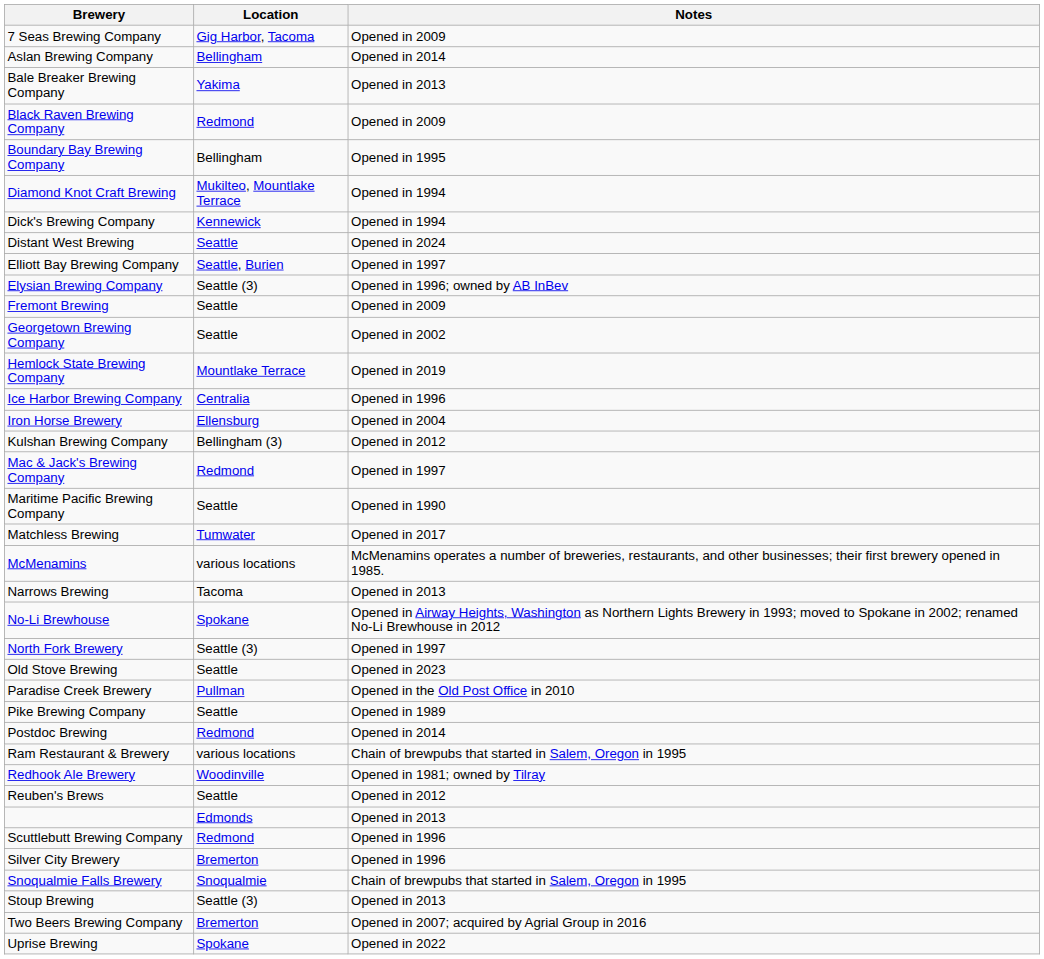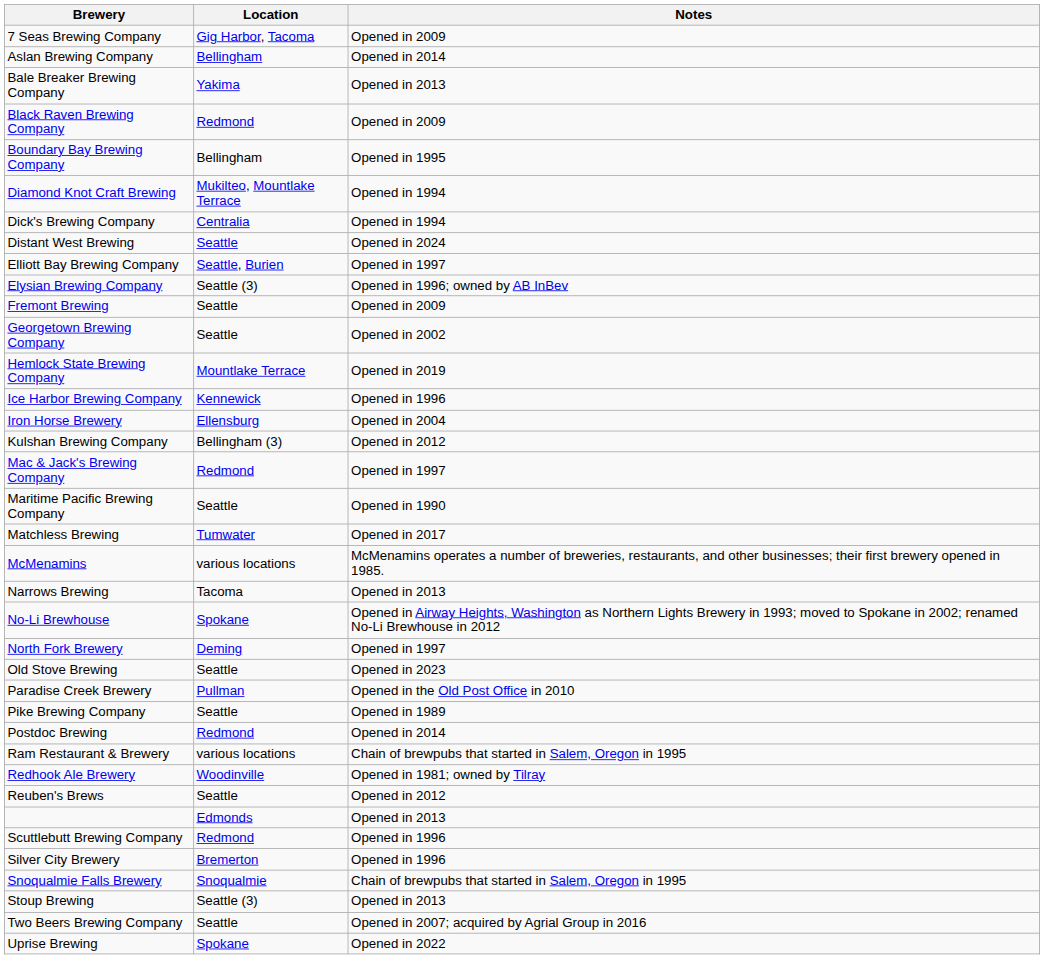(229, 222) Kennewick -> (223, 222) Centralia
(223, 399) Centralia -> (229, 399) Kennewick
(227, 648) Seattle (3) -> (219, 648) Deming
(227, 922) Bremerton -> (217, 922) Seattle
